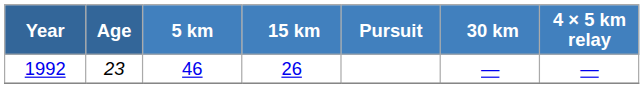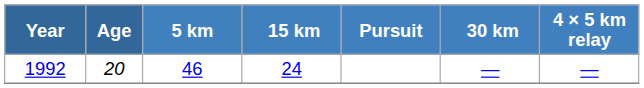(114, 69) 23 -> (114, 69) 20
(292, 69) 26 -> (292, 69) 24
